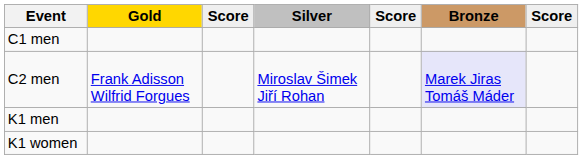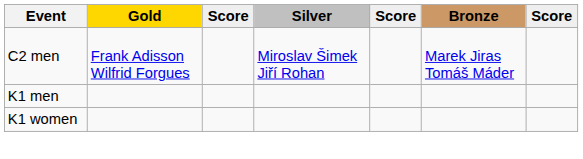- row: (34, 39)
(470, 87) lavender background -> (470, 64) no background
